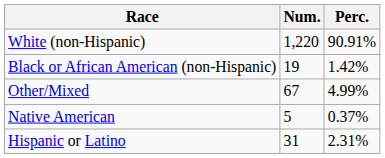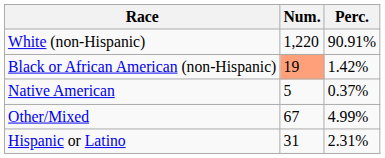(291, 66) no background -> (291, 66) lightsalmon background
rows swapped: (61, 116) <-> (49, 91)
